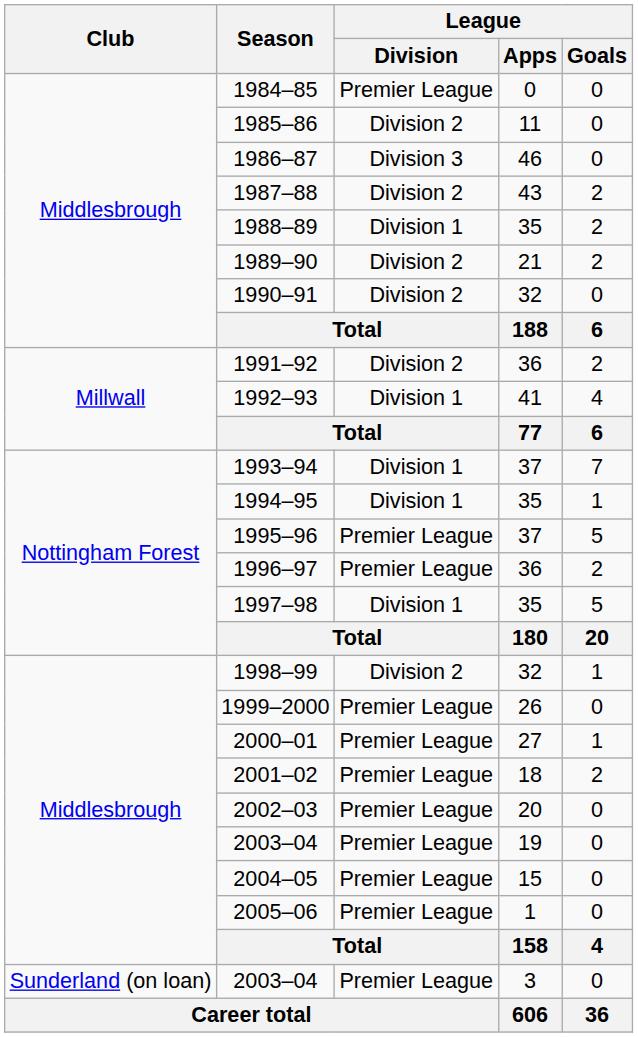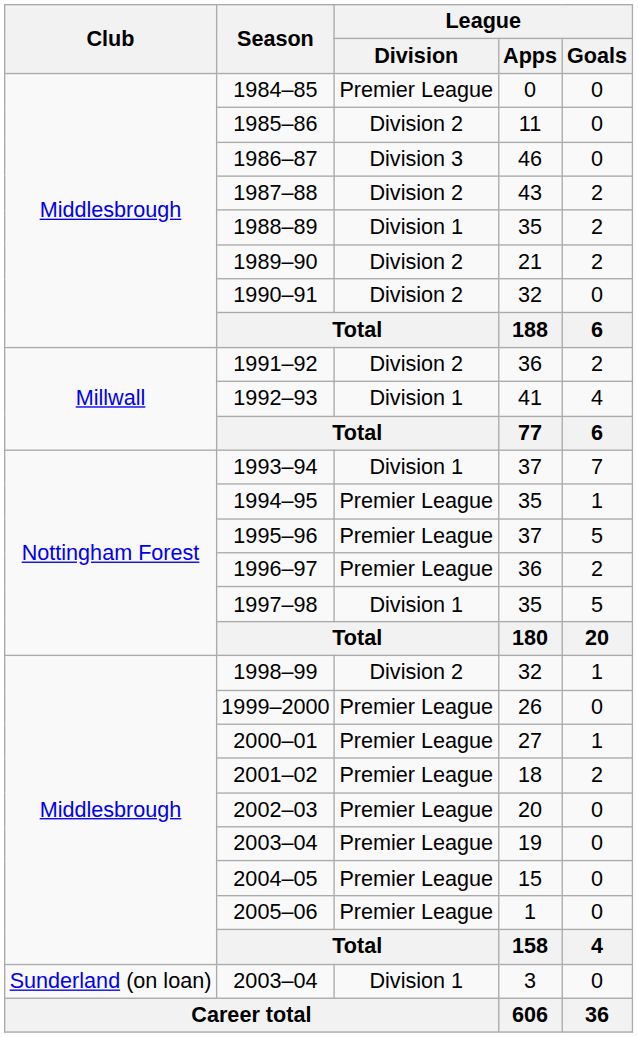(416, 501) Division 1 -> (416, 501) Premier League
(416, 980) Premier League -> (416, 980) Division 1
